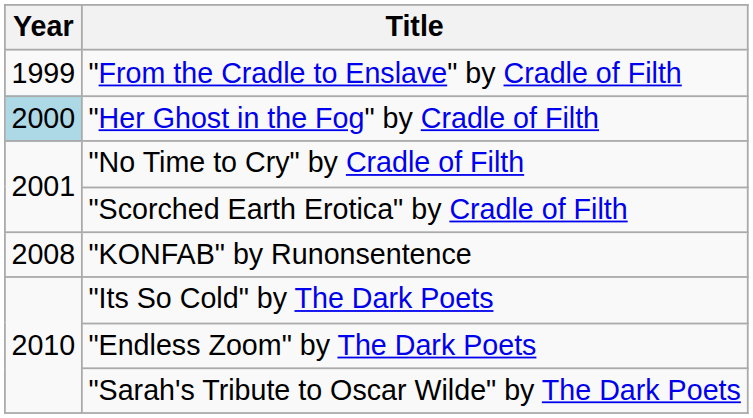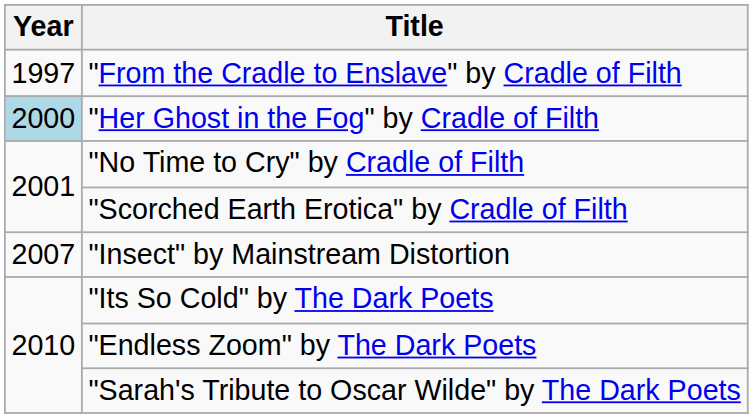(43, 72) 1999 -> (43, 72) 1997
+ row: (299, 254)
- row: (280, 254)
